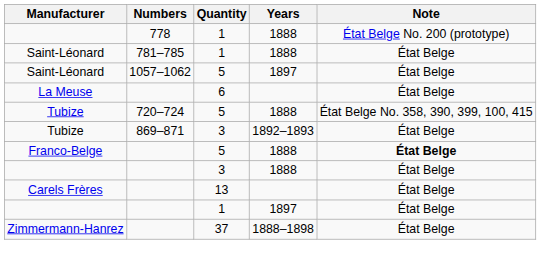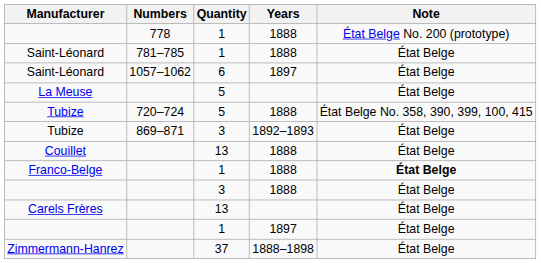(222, 72) 5 -> (222, 72) 6
(222, 92) 6 -> (222, 92) 5
+ row: (65, 151)
(222, 151) 5 -> (222, 170) 1
